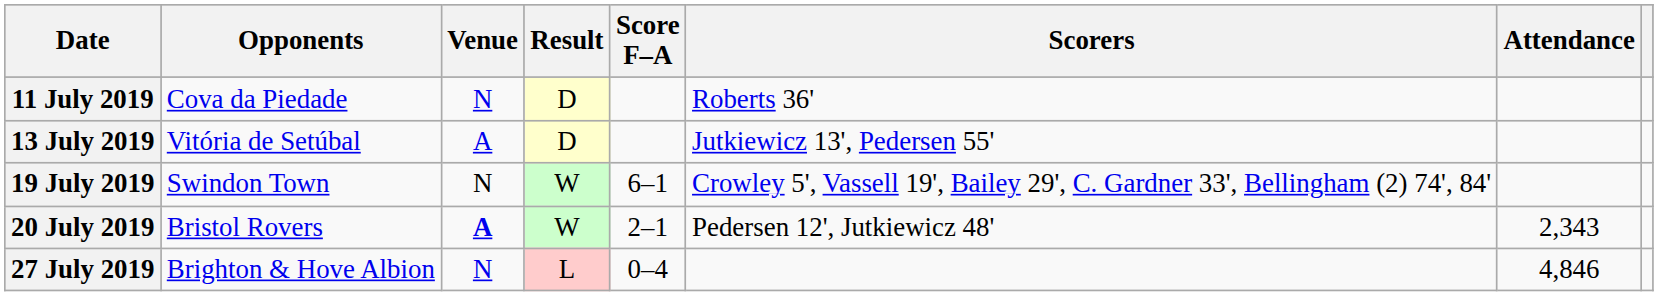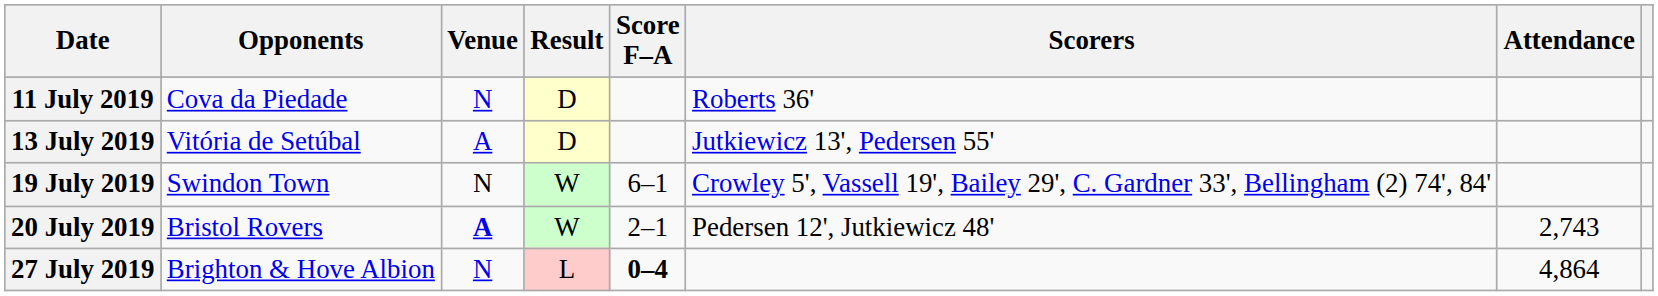(1569, 226) 2,343 -> (1569, 226) 2,743
(648, 269) normal -> (648, 269) bold
(1569, 269) 4,846 -> (1569, 269) 4,864
